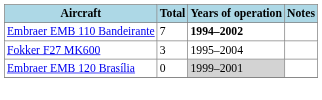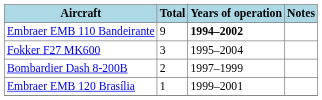(163, 31) 7 -> (163, 31) 9
+ row: (67, 68)
(163, 68) 0 -> (163, 86) 1
(217, 68) lightgrey background -> (217, 86) no background
